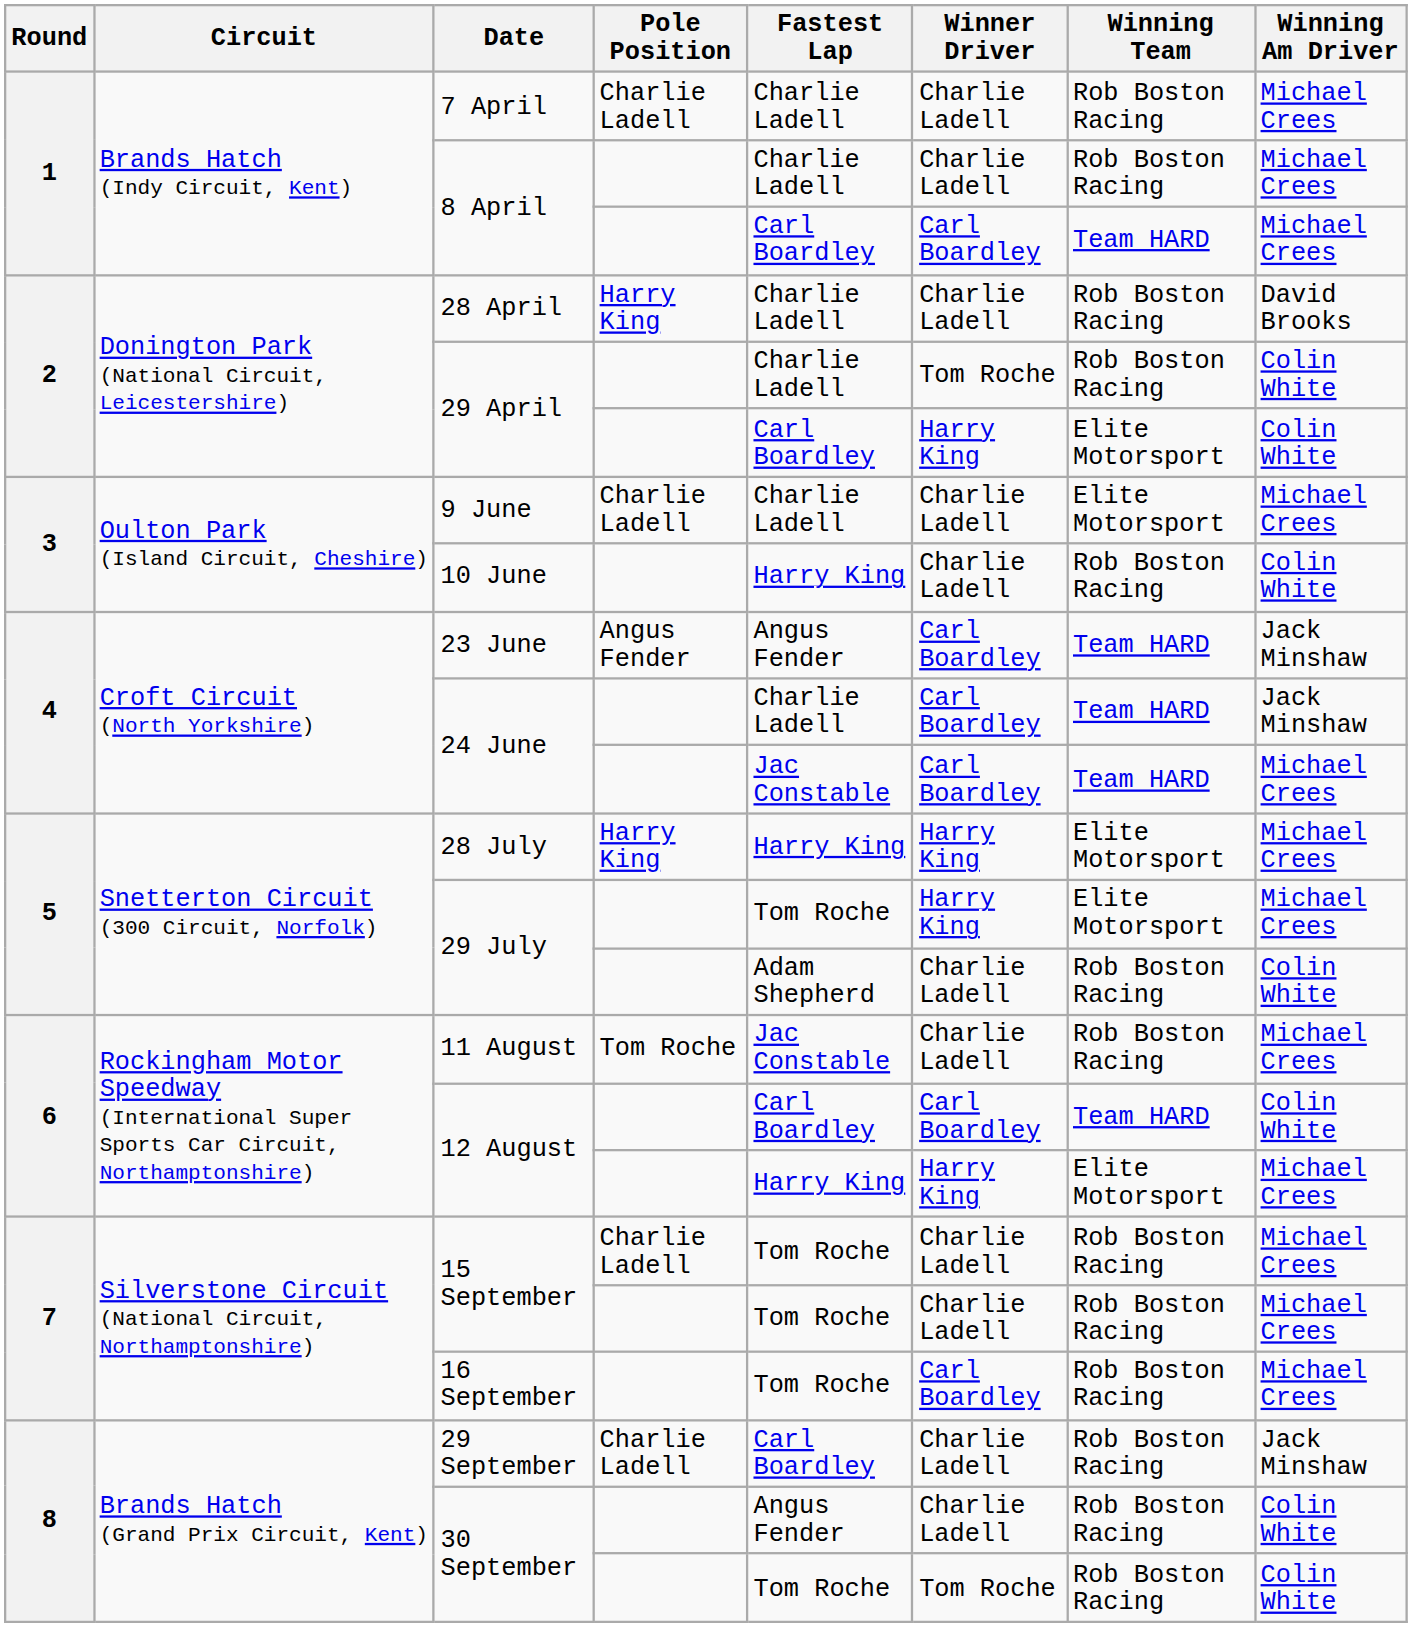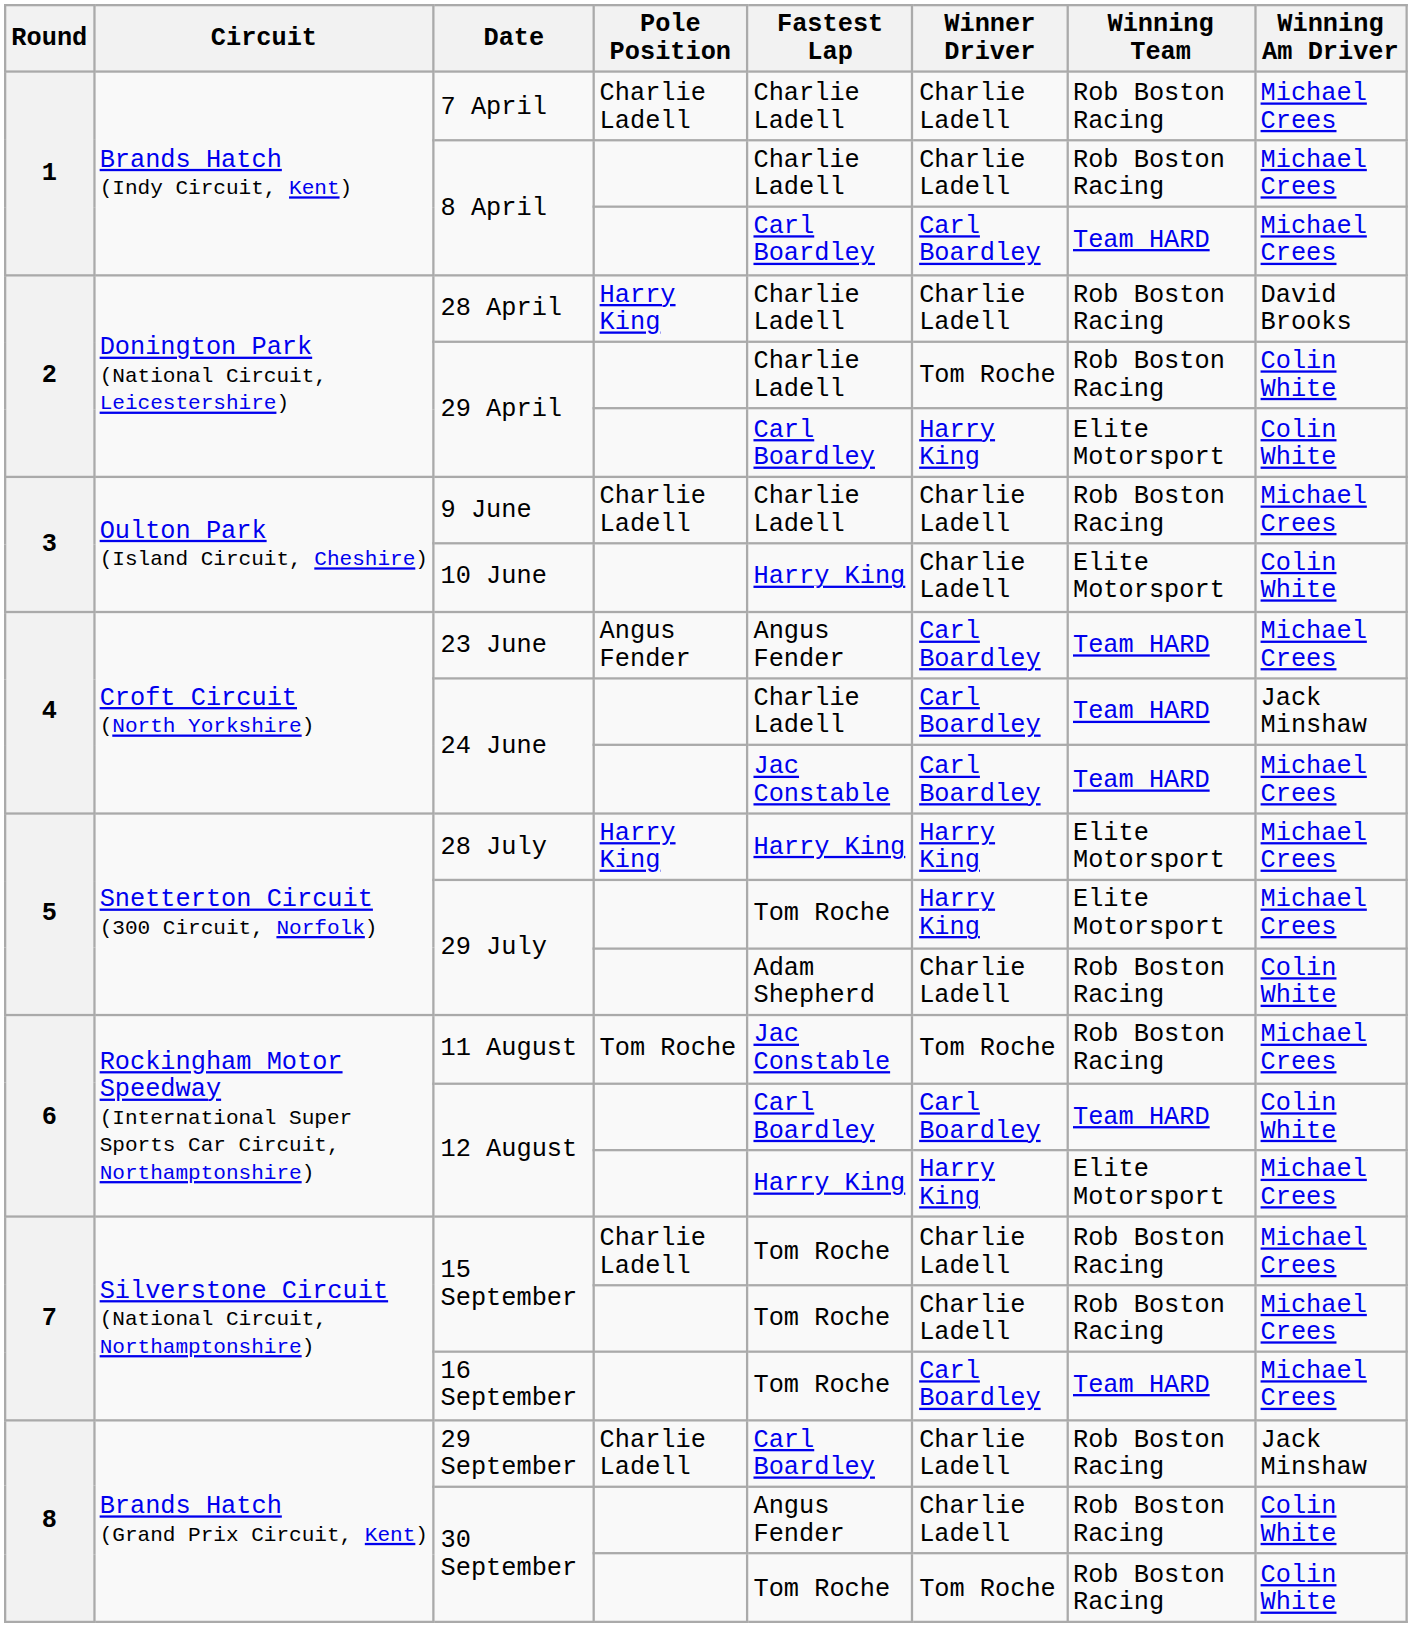(1149, 510) Elite Motorsport -> (1149, 510) Rob Boston Racing
(1149, 578) Rob Boston Racing -> (1149, 578) Elite Motorsport
(1314, 645) Jack Minshaw -> (1314, 645) Michael Crees
(972, 1049) Charlie Ladell -> (987, 1049) Tom Roche
(1149, 1386) Rob Boston Racing -> (1141, 1386) Team HARD
